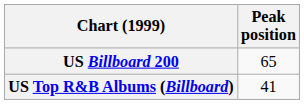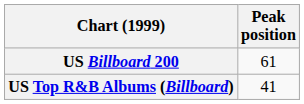(268, 61) 65 -> (268, 61) 61
